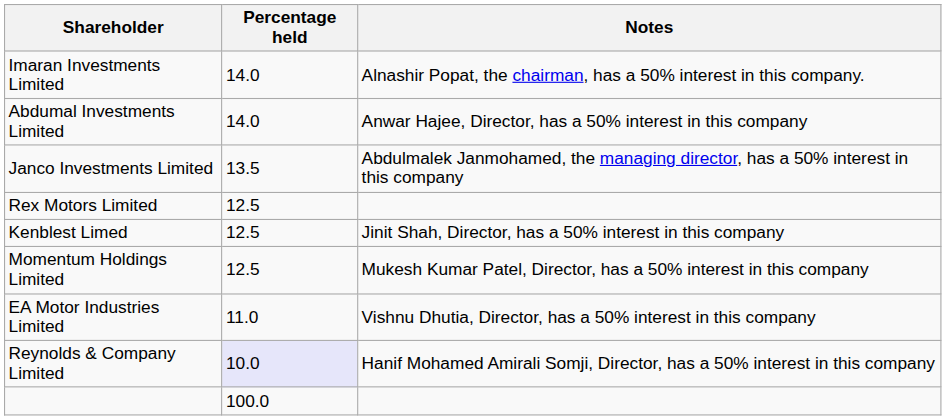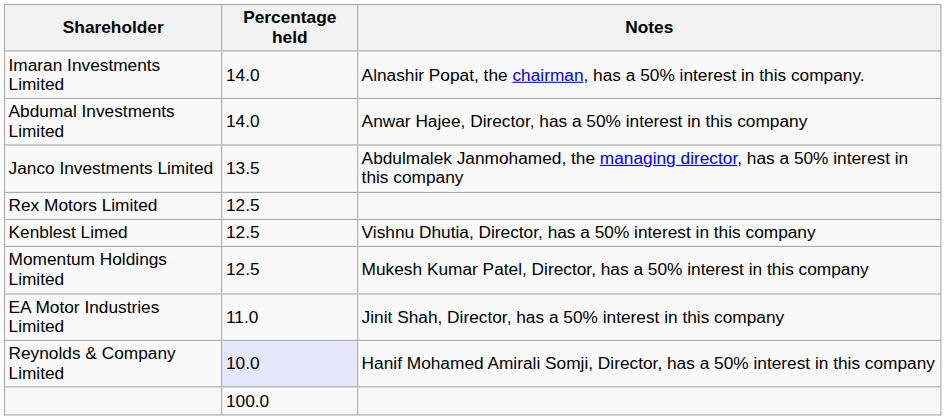(573, 232) Jinit Shah, Director, has a 50% interest in this company -> (589, 232) Vishnu Dhutia, Director, has a 50% interest in this company
(589, 316) Vishnu Dhutia, Director, has a 50% interest in this company -> (573, 316) Jinit Shah, Director, has a 50% interest in this company
